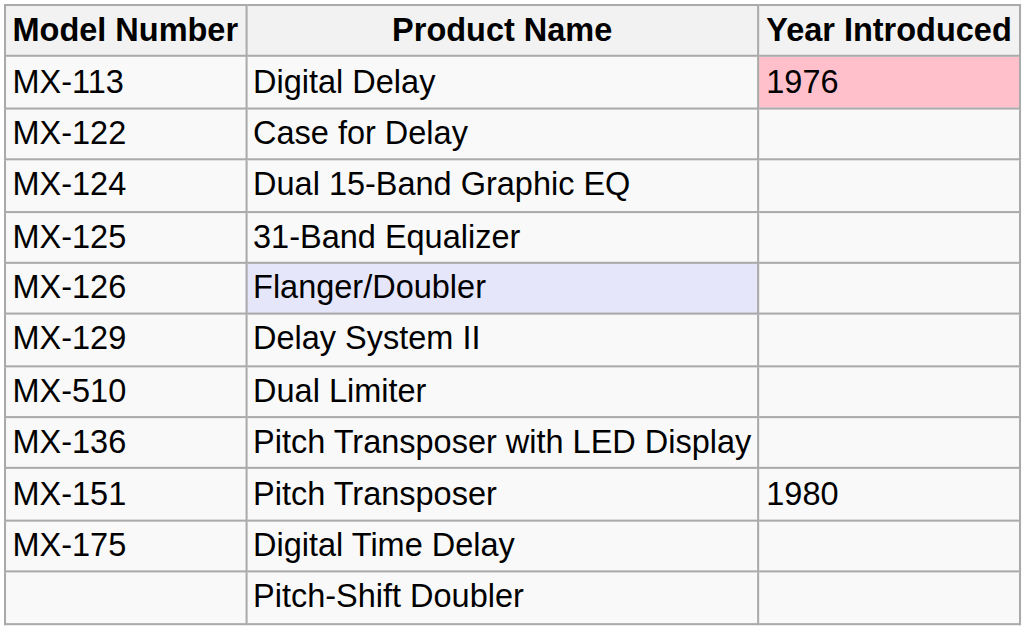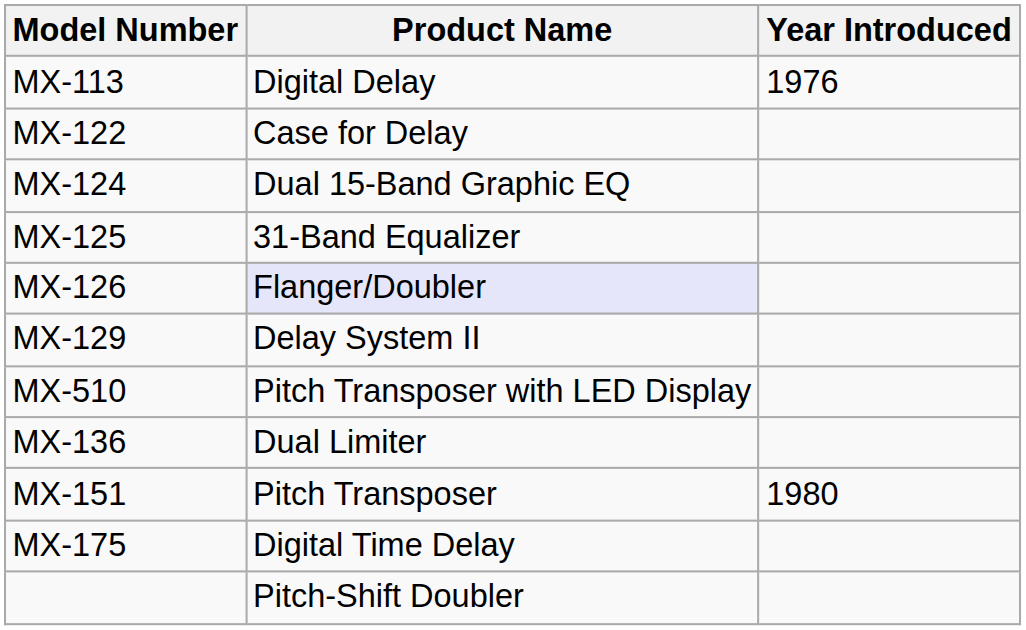(802, 81) pink background -> (802, 81) no background
(340, 390) Dual Limiter -> (502, 390) Pitch Transposer with LED Display
(502, 442) Pitch Transposer with LED Display -> (340, 442) Dual Limiter
